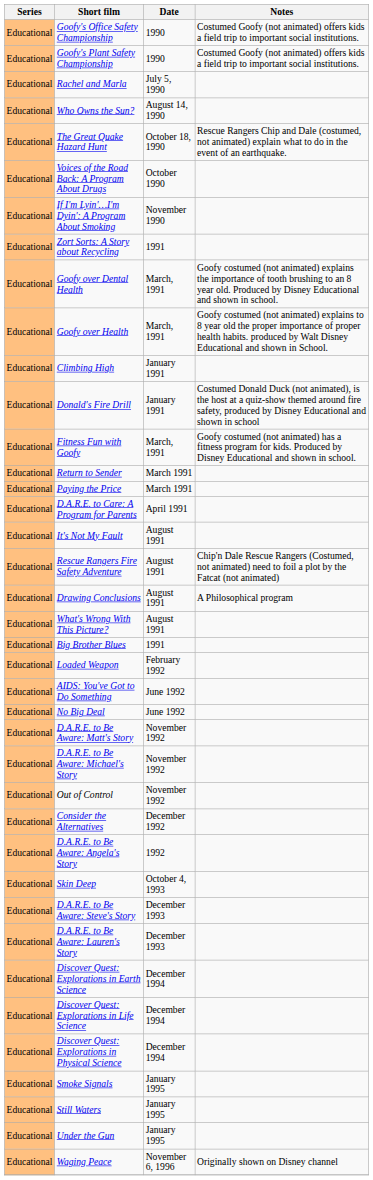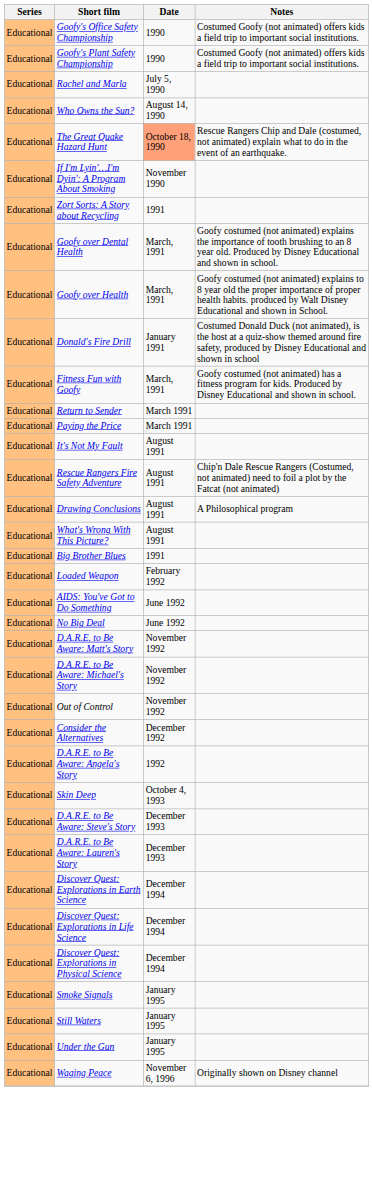(168, 142) no background -> (168, 142) lightsalmon background
- row: (92, 179)
- row: (85, 368)
- row: (97, 509)
